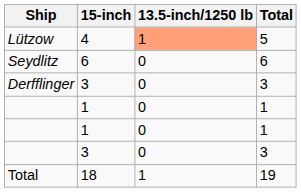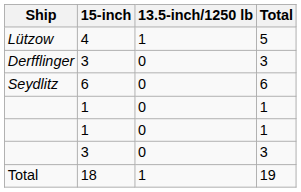(142, 38) lightsalmon background -> (142, 38) no background
rows swapped: (41, 84) <-> (33, 61)
